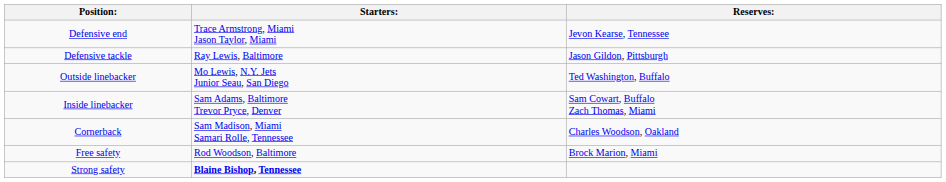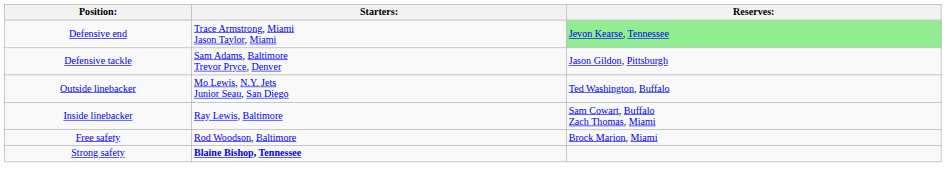(619, 34) no background -> (619, 34) lightgreen background
(238, 55) Ray Lewis, Baltimore -> (241, 61) Sam Adams, Baltimore Trevor Pryce, Denver
(241, 104) Sam Adams, Baltimore Trevor Pryce, Denver -> (238, 116) Ray Lewis, Baltimore
- row: (98, 132)
